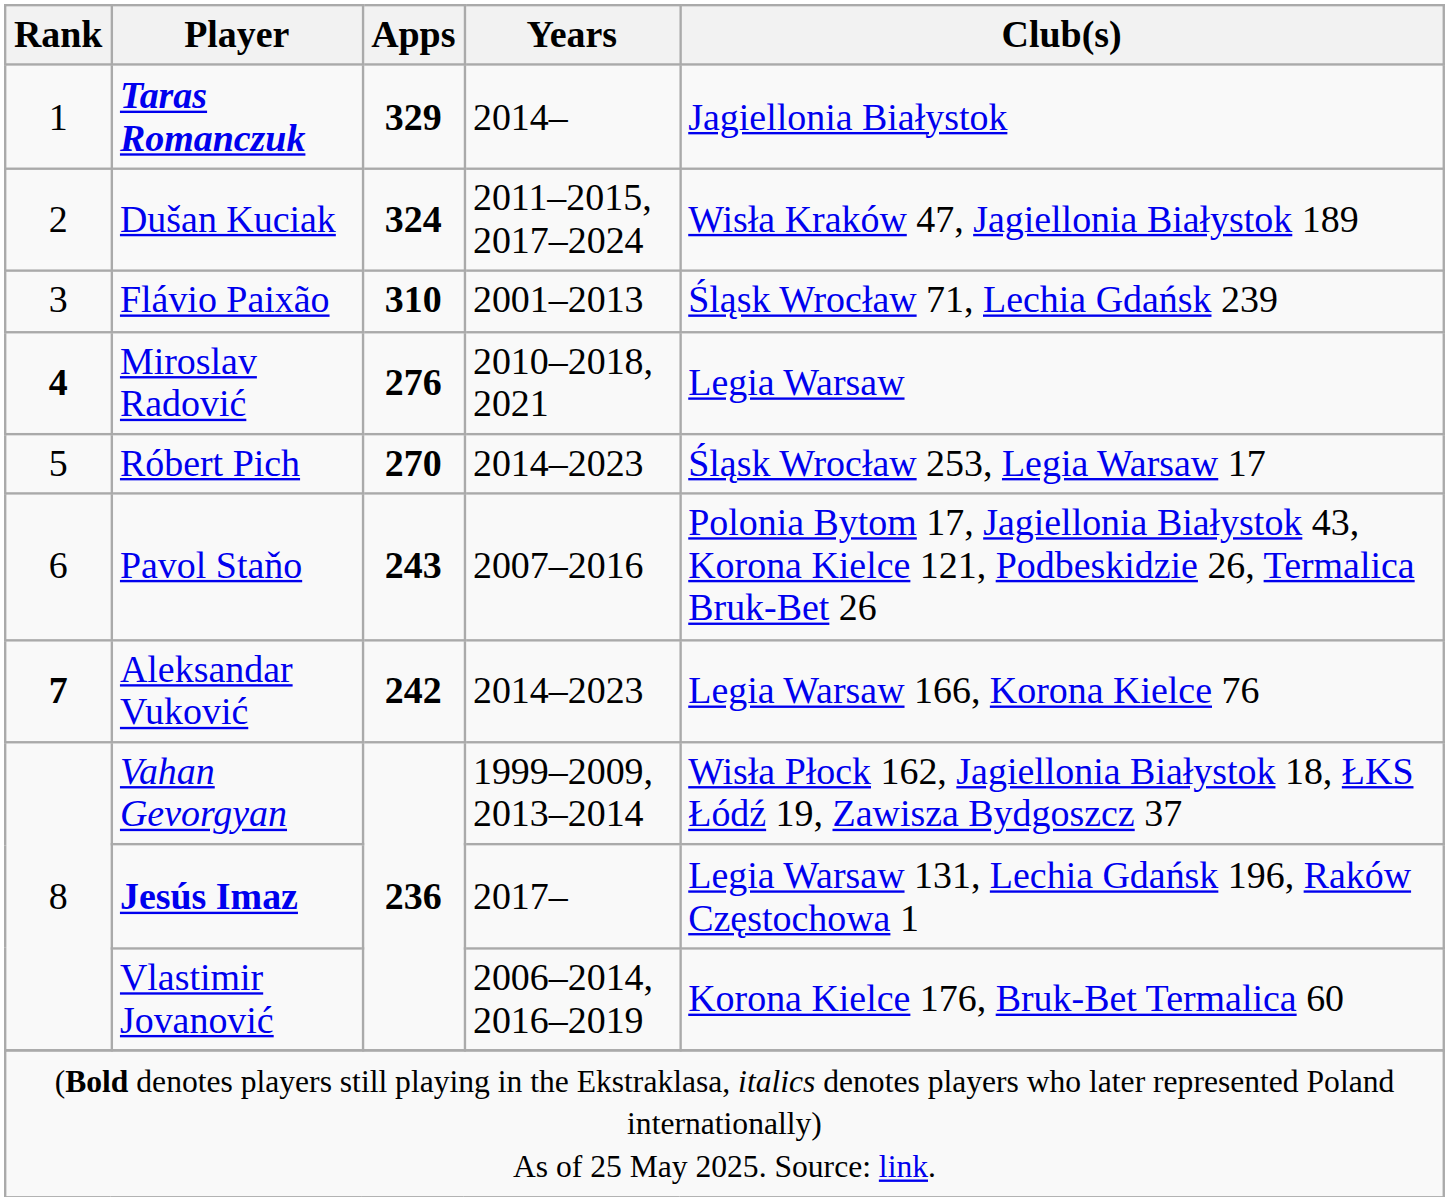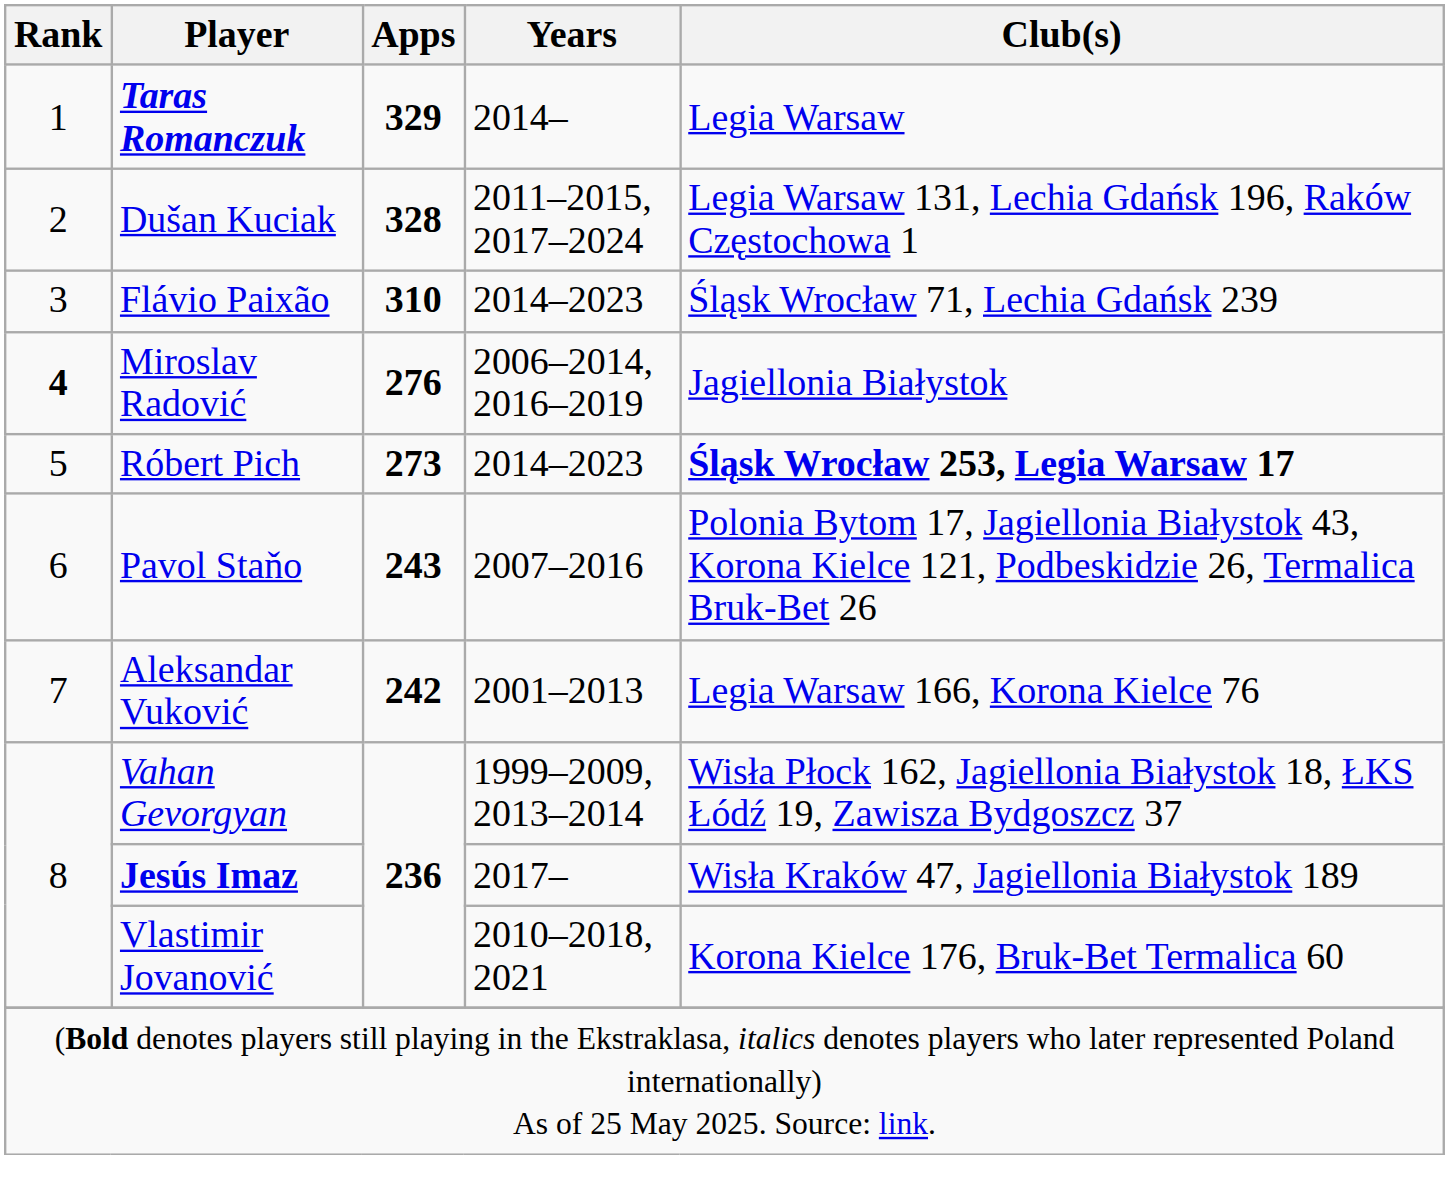(848, 116) Jagiellonia Białystok -> (796, 116) Legia Warsaw
(413, 218) 324 -> (413, 218) 328
(1023, 218) Wisła Kraków 47, Jagiellonia Białystok 189 -> (1050, 218) Legia Warsaw 131, Lechia Gdańsk 196, Raków Częstochowa 1
(558, 300) 2001–2013 -> (558, 300) 2014–2023
(563, 381) 2010–2018, 2021 -> (563, 381) 2006–2014, 2016–2019
(796, 381) Legia Warsaw -> (848, 381) Jagiellonia Białystok
(413, 463) 270 -> (413, 463) 273
(977, 463) normal -> (991, 463) bold
(58, 690) bold -> (58, 690) normal
(558, 690) 2014–2023 -> (558, 690) 2001–2013
(1050, 895) Legia Warsaw 131, Lechia Gdańsk 196, Raków Częstochowa 1 -> (1023, 874) Wisła Kraków 47, Jagiellonia Białystok 189
(563, 998) 2006–2014, 2016–2019 -> (563, 955) 2010–2018, 2021
